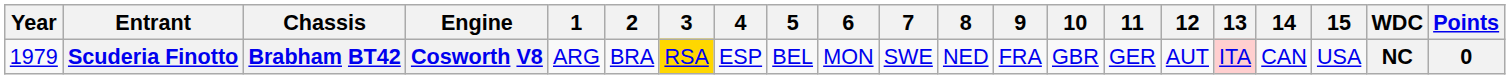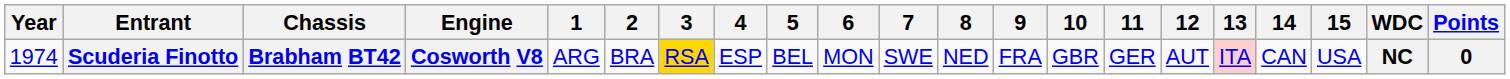(34, 56) 1979 -> (34, 56) 1974
